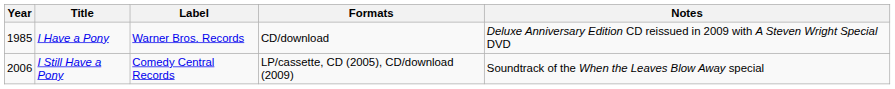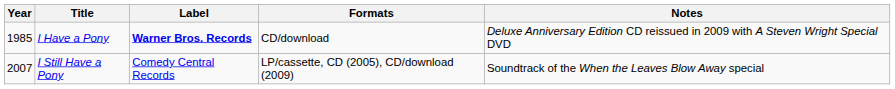(188, 37) normal -> (192, 37) bold
(20, 68) 2006 -> (20, 68) 2007
